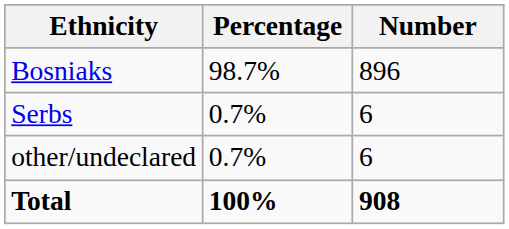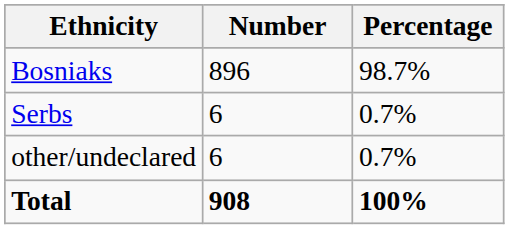columns swapped: (428, 26) <-> (278, 26)
